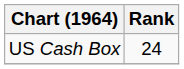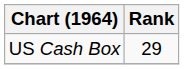(152, 48) 24 -> (152, 48) 29
